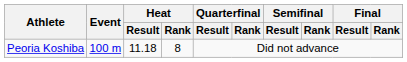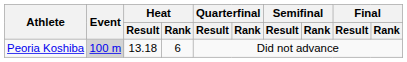(105, 49) no background -> (105, 49) lightgrey background
(143, 49) 11.18 -> (143, 49) 13.18
(178, 49) 8 -> (178, 49) 6
